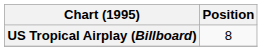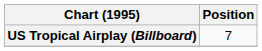(228, 35) 8 -> (228, 35) 7
